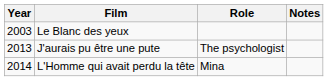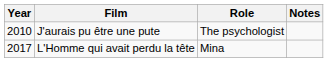- row: (83, 31)
(19, 48) 2013 -> (19, 31) 2010
(19, 66) 2014 -> (19, 48) 2017
